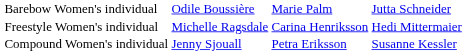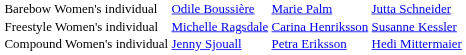(417, 26) Hedi Mittermaier -> (414, 26) Susanne Kessler
(414, 44) Susanne Kessler -> (417, 44) Hedi Mittermaier
